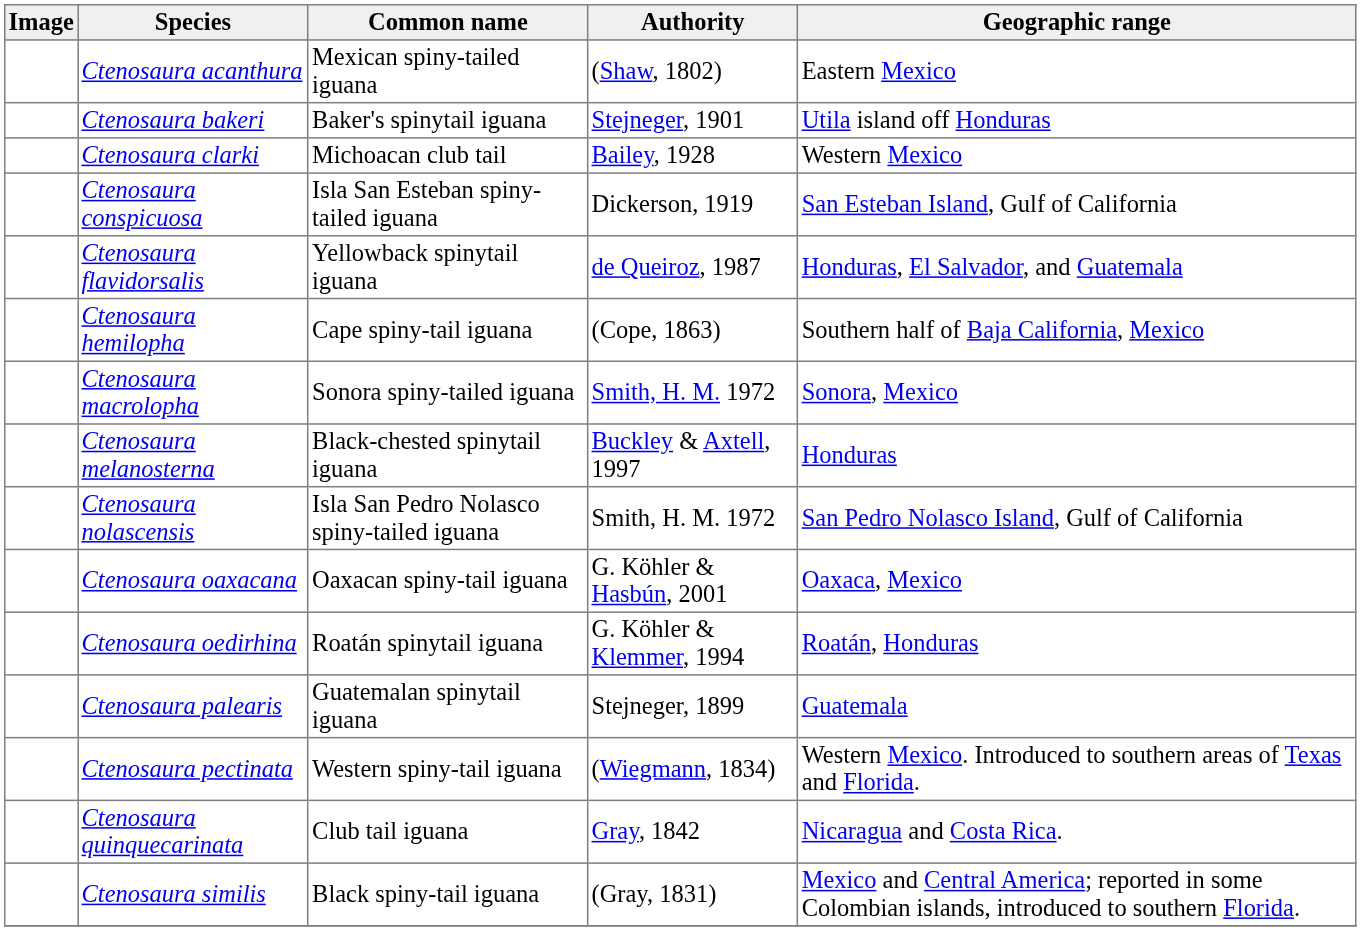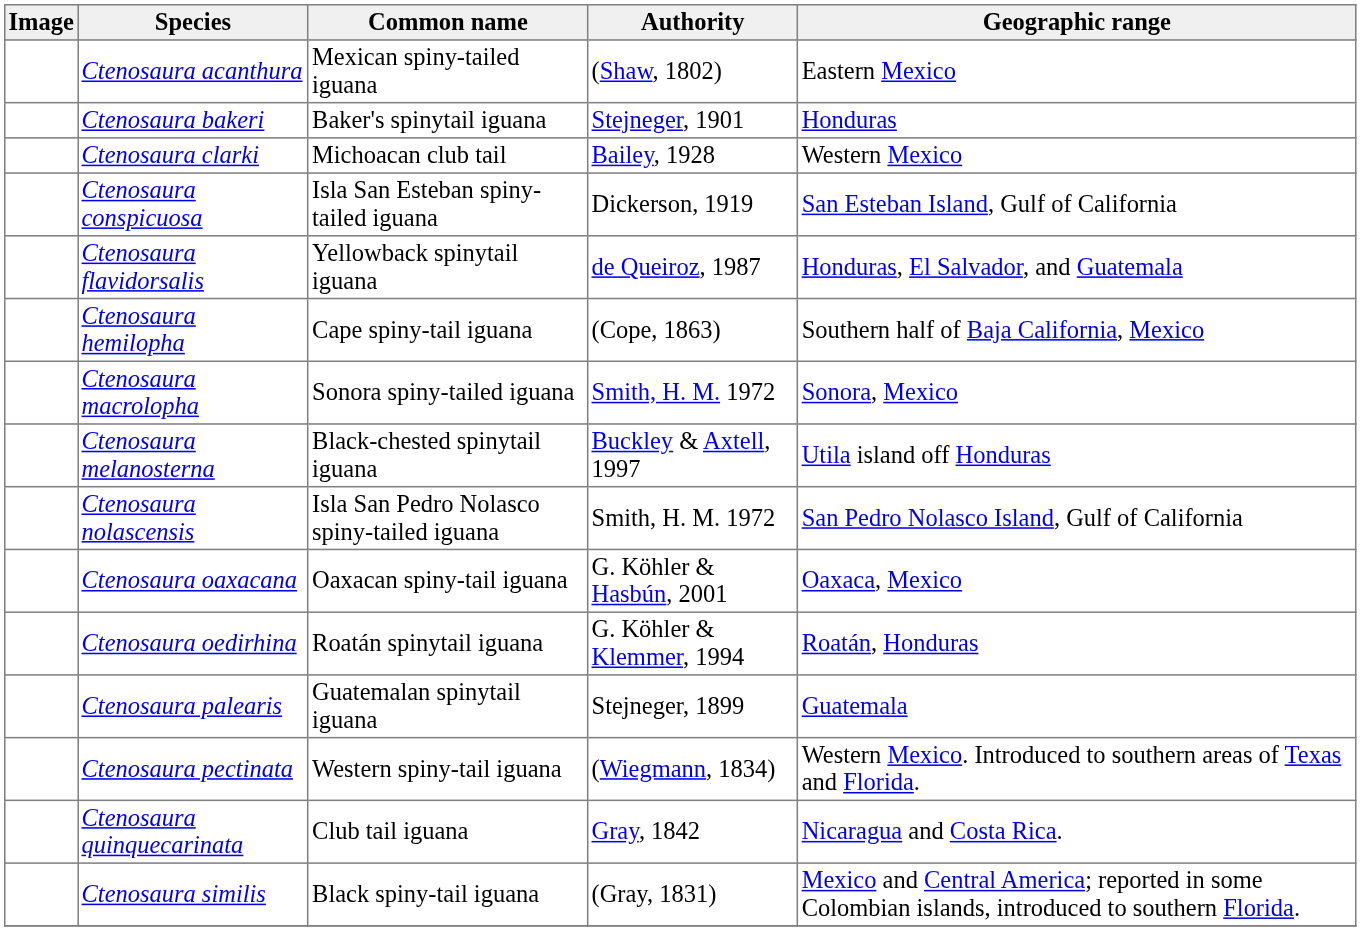(926, 120) Utila island off Honduras -> (849, 120) Honduras
(849, 455) Honduras -> (926, 455) Utila island off Honduras
